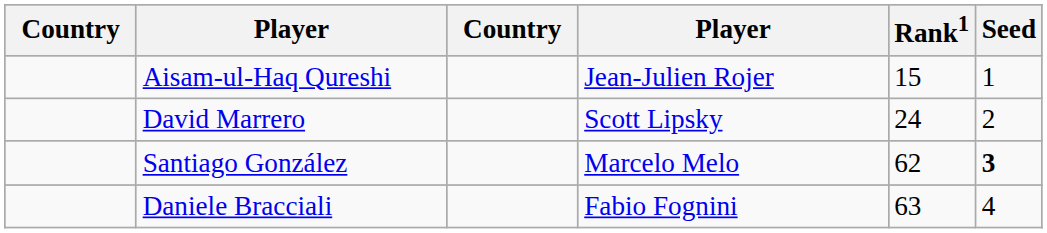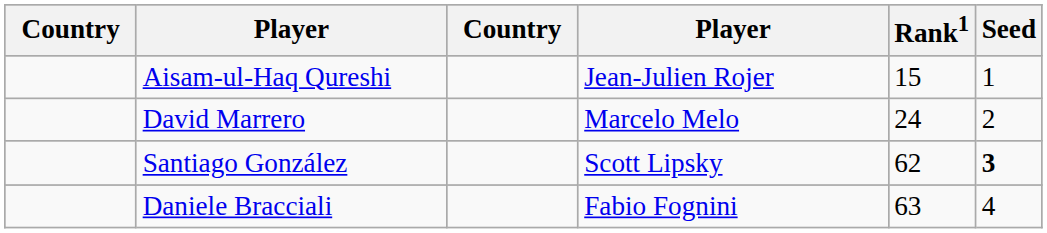(653, 119) Scott Lipsky -> (662, 119) Marcelo Melo
(662, 162) Marcelo Melo -> (653, 162) Scott Lipsky
